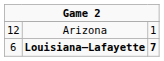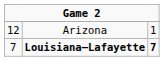(13, 47) 6 -> (13, 47) 7
